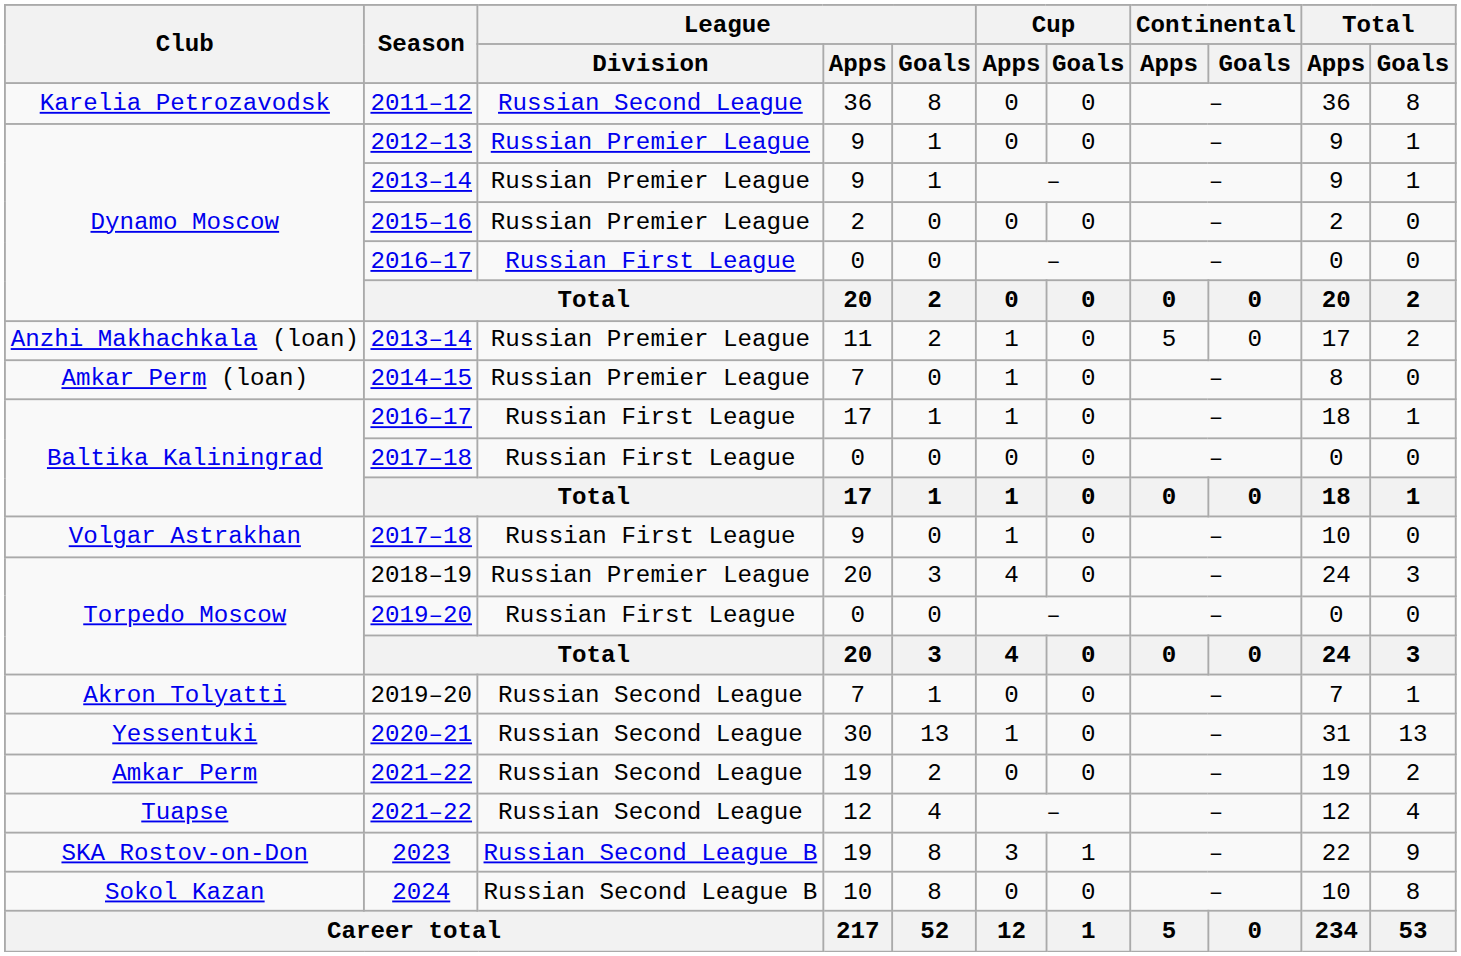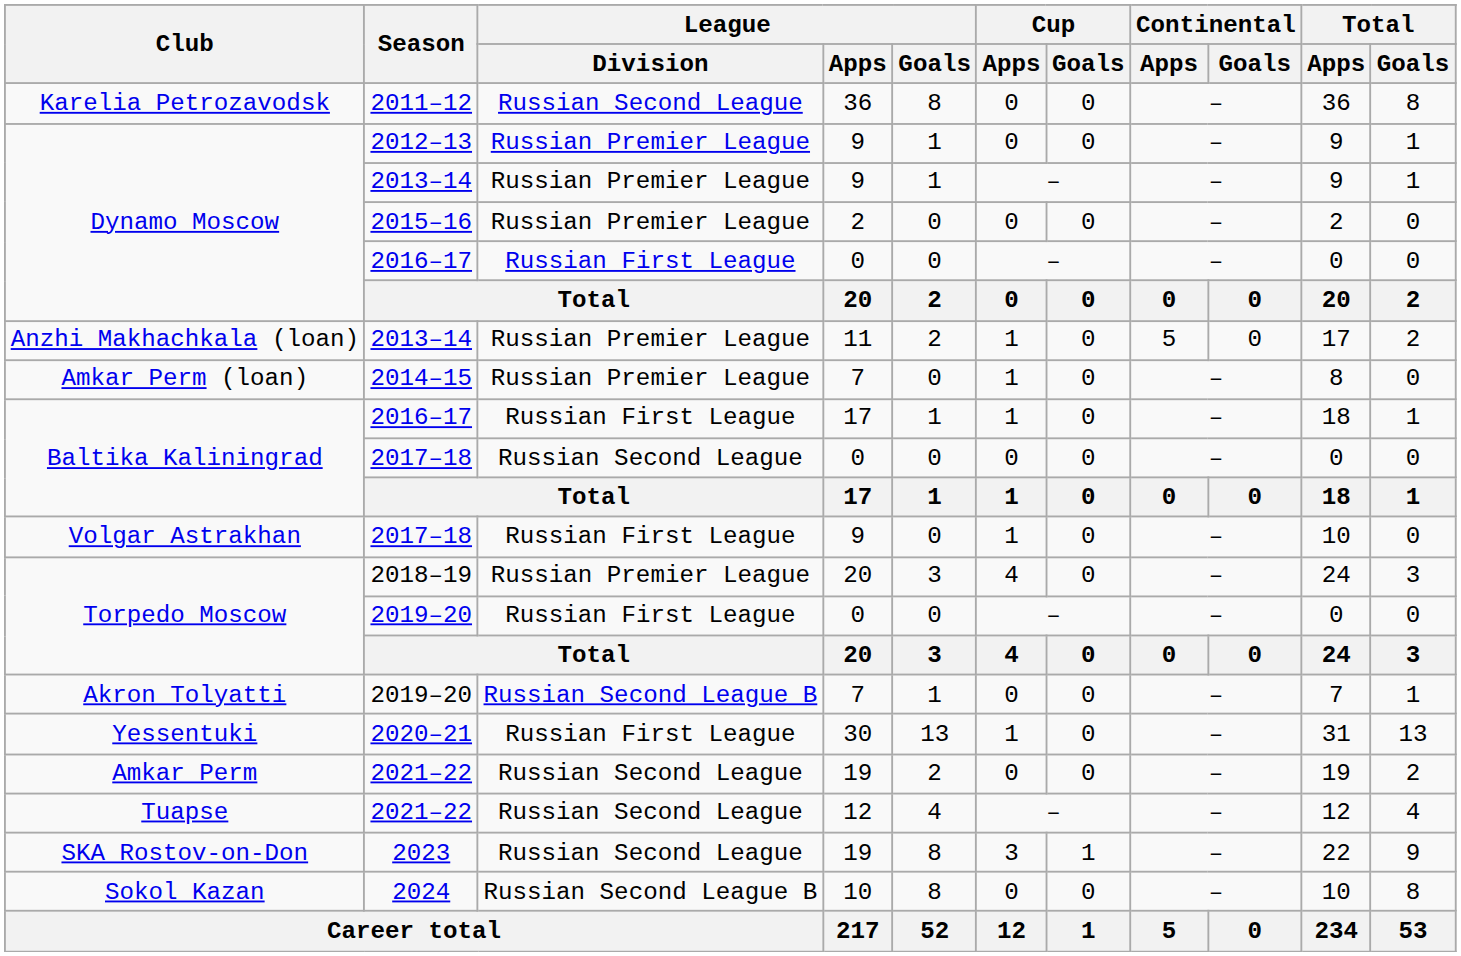(650, 458) Russian First League -> (650, 458) Russian Second League
(650, 695) Russian Second League -> (650, 695) Russian Second League B
(650, 734) Russian Second League -> (650, 734) Russian First League
(650, 852) Russian Second League B -> (650, 852) Russian Second League
